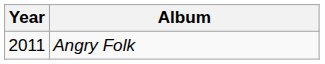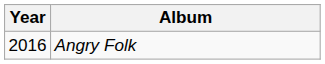(27, 45) 2011 -> (28, 45) 2016
